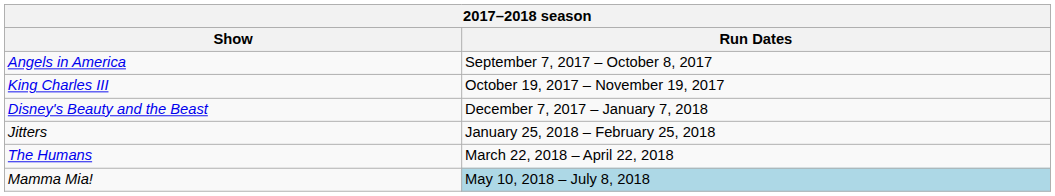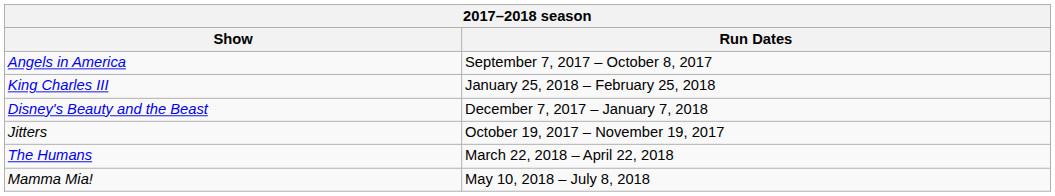(595, 86) October 19, 2017 – November 19, 2017 -> (590, 86) January 25, 2018 – February 25, 2018
(590, 132) January 25, 2018 – February 25, 2018 -> (595, 132) October 19, 2017 – November 19, 2017
(557, 179) lightblue background -> (557, 179) no background
